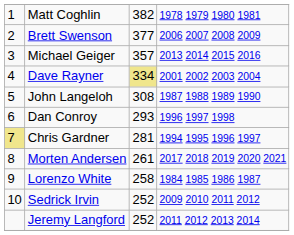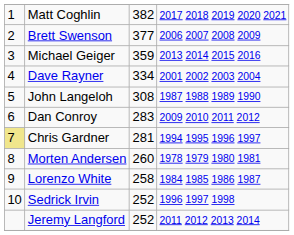(210, 15) 1978 1979 1980 1981 -> (223, 15) 2017 2018 2019 2020 2021
(143, 55) 357 -> (143, 55) 359
(143, 76) khaki background -> (143, 76) no background
(143, 117) 293 -> (143, 117) 283
(197, 117) 1996 1997 1998 -> (210, 117) 2009 2010 2011 2012
(143, 158) 261 -> (143, 158) 260
(223, 159) 2017 2018 2019 2020 2021 -> (210, 159) 1978 1979 1980 1981
(210, 200) 2009 2010 2011 2012 -> (197, 200) 1996 1997 1998
